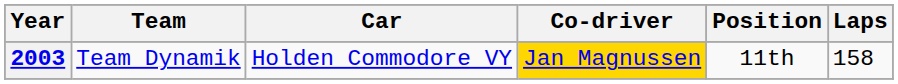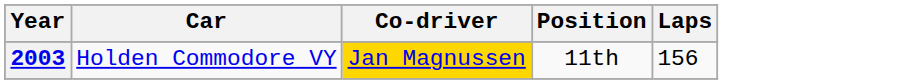- column: (158, 24)
(853, 61) 158 -> (678, 61) 156
